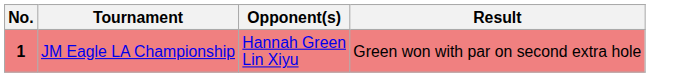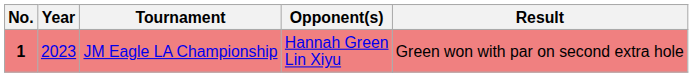+ column: (59, 17)
